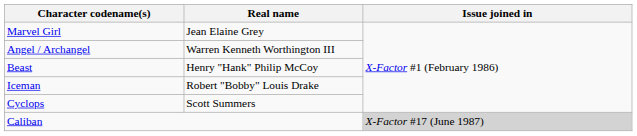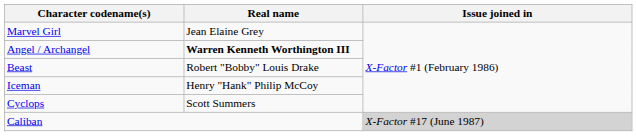(260, 49) normal -> (268, 49) bold
(252, 67) Henry "Hank" Philip McCoy -> (253, 67) Robert "Bobby" Louis Drake
(253, 85) Robert "Bobby" Louis Drake -> (252, 85) Henry "Hank" Philip McCoy
